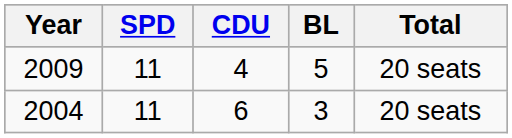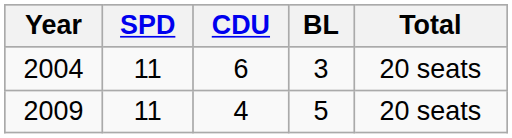rows swapped: (53, 68) <-> (53, 111)
